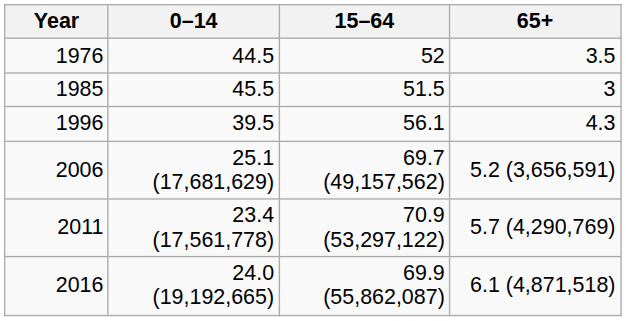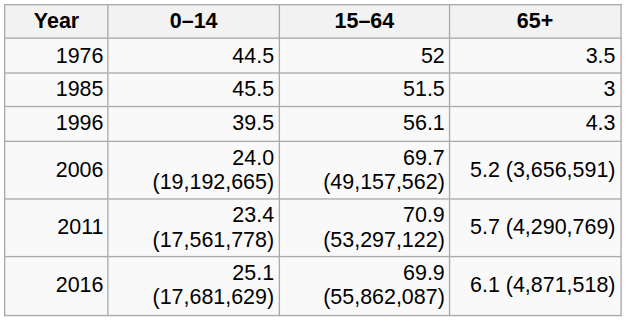(213, 169) 25.1 (17,681,629) -> (213, 169) 24.0 (19,192,665)
(213, 285) 24.0 (19,192,665) -> (213, 285) 25.1 (17,681,629)
